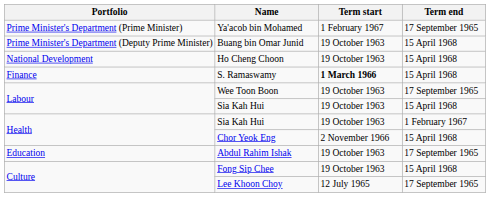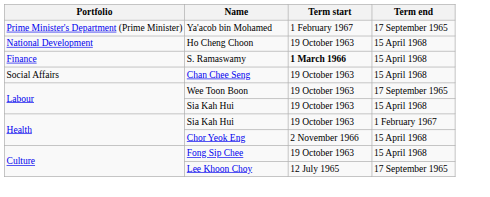- row: (110, 44)
+ row: (33, 75)
- row: (26, 153)
